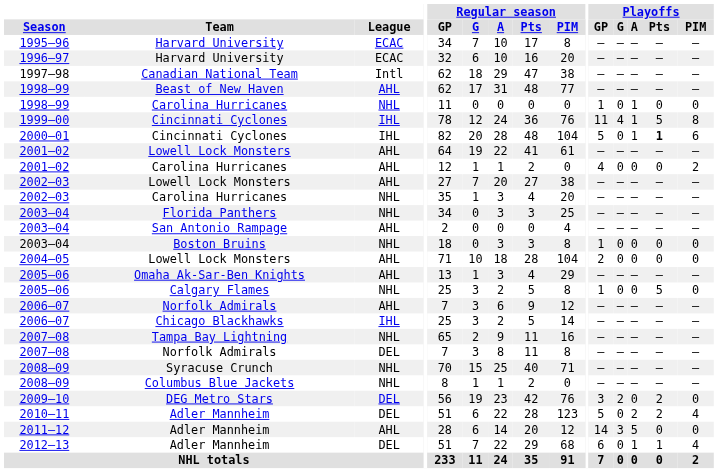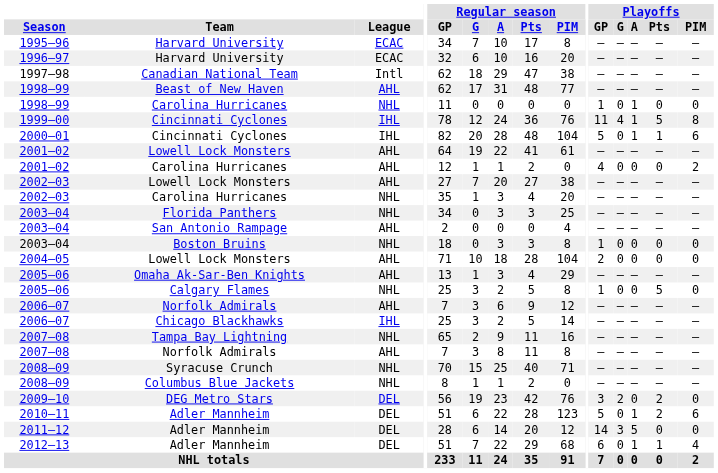(659, 135) bold -> (659, 135) normal
(389, 352) DEL -> (389, 352) AHL
(634, 414) 2 -> (634, 414) 1
(696, 414) 4 -> (696, 414) 6
(389, 429) AHL -> (389, 429) DEL
